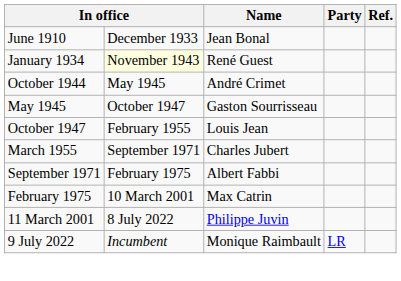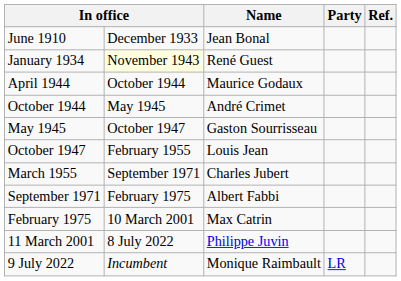+ row: (39, 83)
